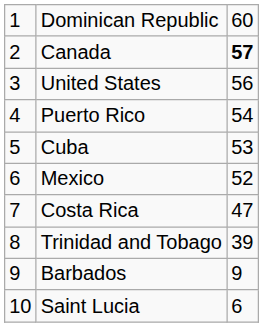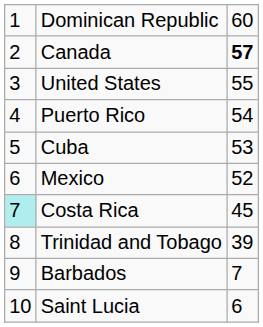(242, 83) 56 -> (242, 83) 55
(15, 210) no background -> (15, 210) paleturquoise background
(242, 210) 47 -> (242, 210) 45
(237, 274) 9 -> (237, 274) 7
